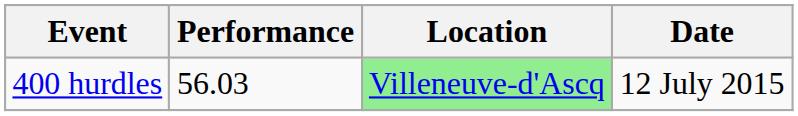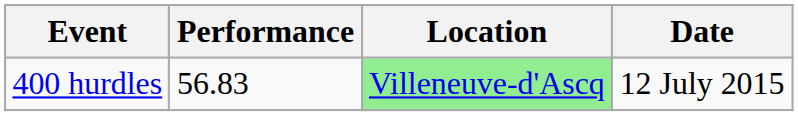(213, 83) 56.03 -> (213, 83) 56.83
